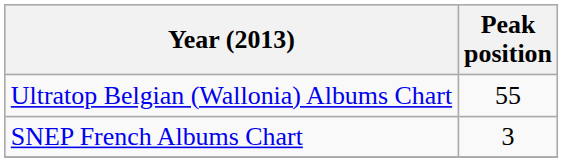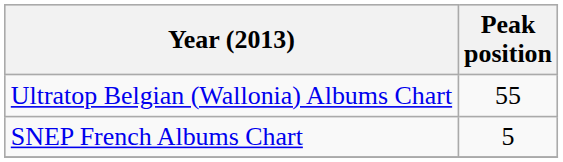(508, 136) 3 -> (508, 136) 5
